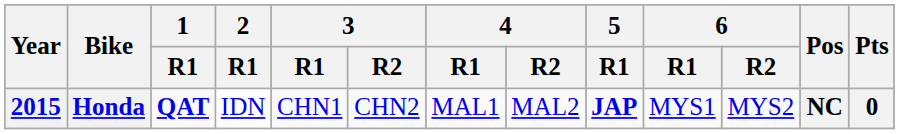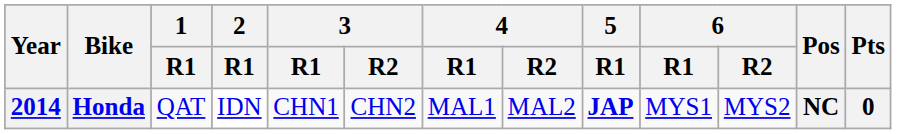(36, 108) 2015 -> (36, 108) 2014
(183, 108) bold -> (181, 108) normal
